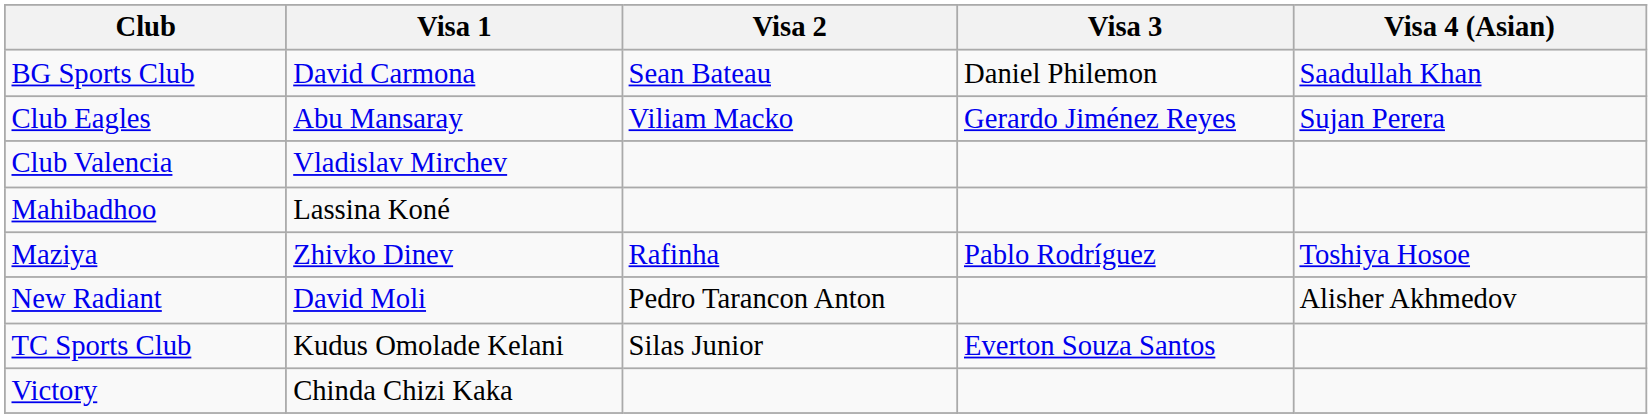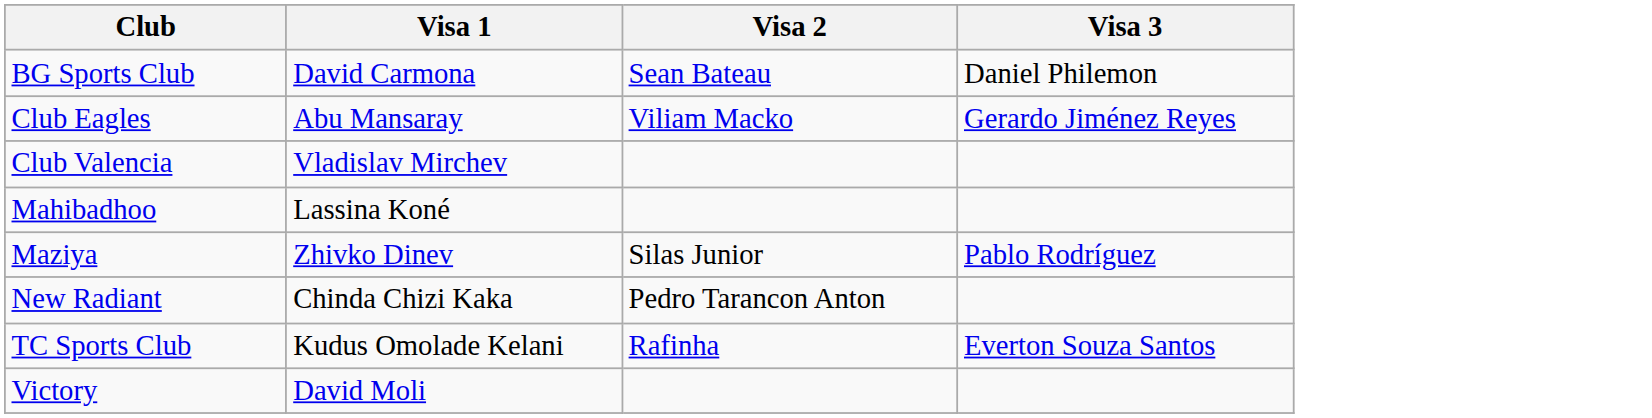- column: (1469, 27)
(674, 254) Rafinha -> (696, 254) Silas Junior
(360, 299) David Moli -> (403, 299) Chinda Chizi Kaka
(696, 345) Silas Junior -> (674, 345) Rafinha
(403, 390) Chinda Chizi Kaka -> (360, 390) David Moli
